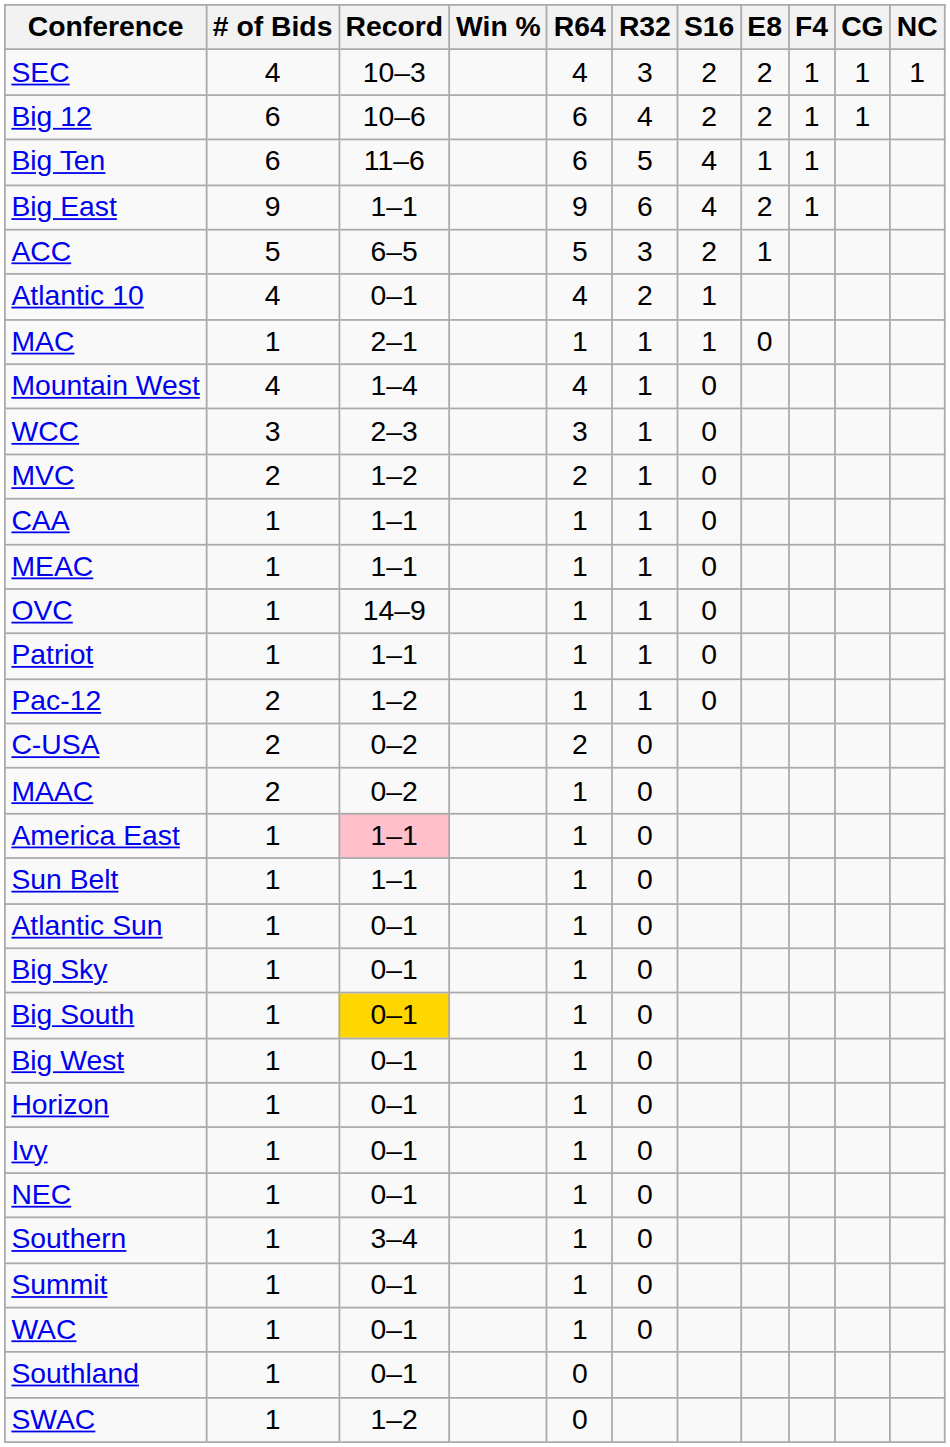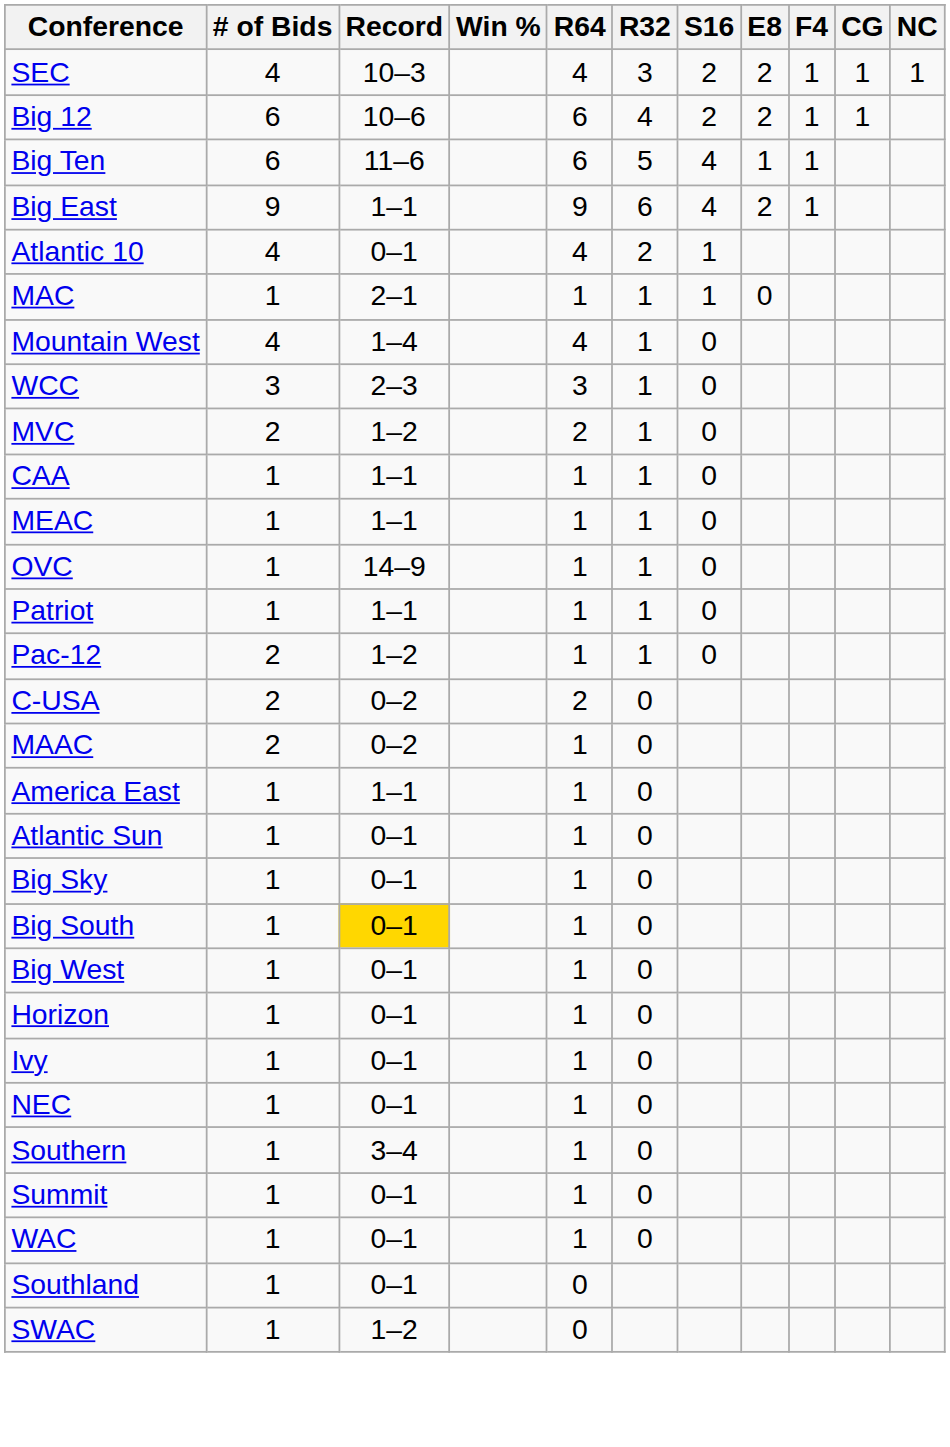- row: (41, 251)
(394, 835) pink background -> (394, 790) no background
- row: (65, 880)
